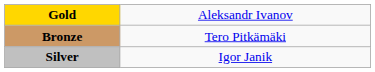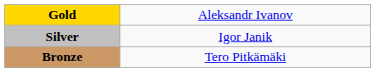rows swapped: (62, 57) <-> (62, 36)
